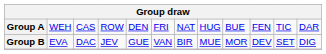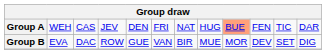(112, 26) ROW -> (109, 26) JEV
(235, 26) no background -> (235, 26) lightsalmon background
(109, 41) JEV -> (112, 41) ROW
